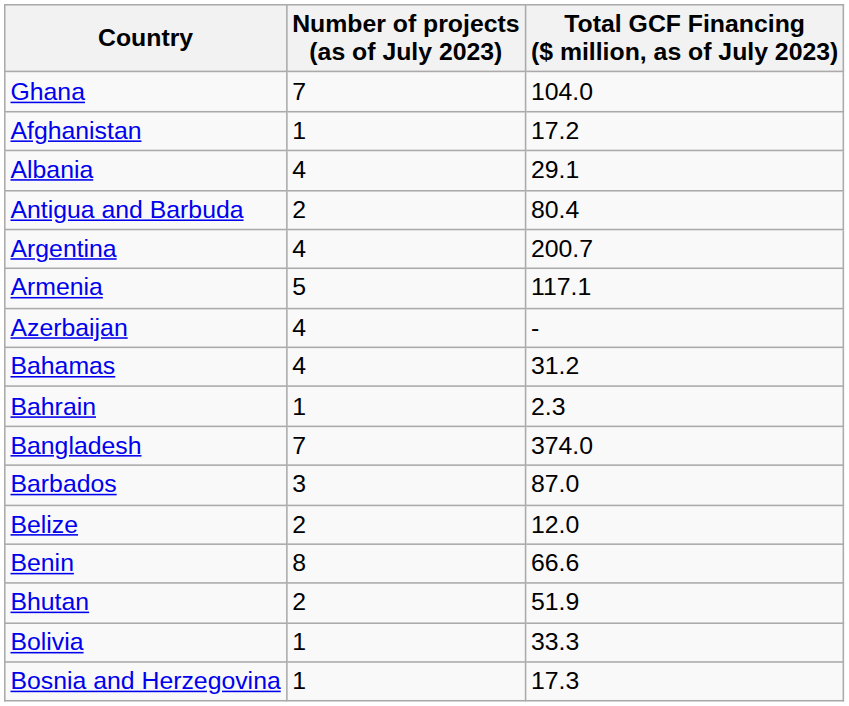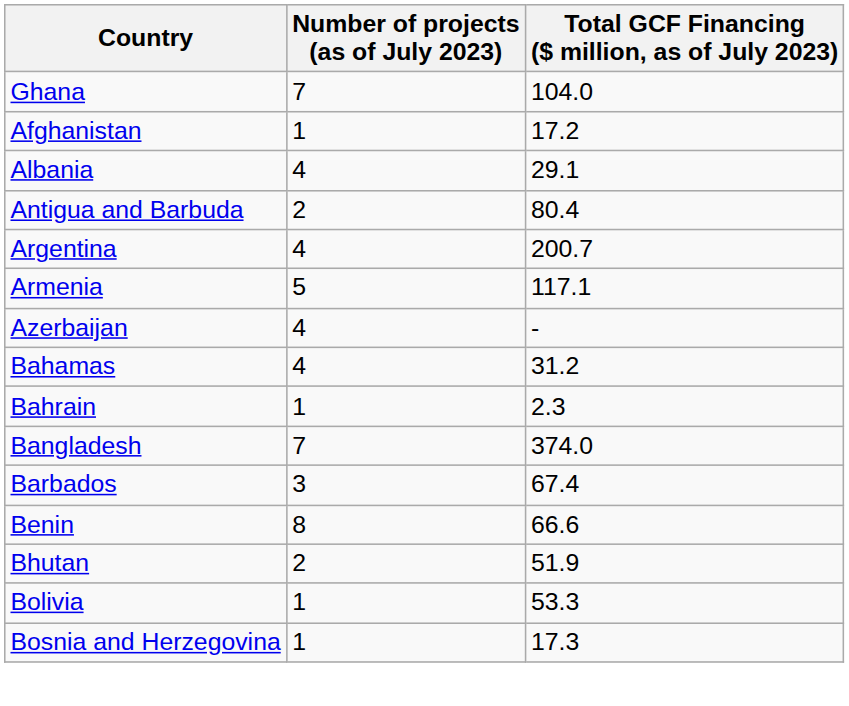(555, 484) 87.0 -> (555, 484) 67.4
- row: (44, 524)
(555, 642) 33.3 -> (555, 602) 53.3
